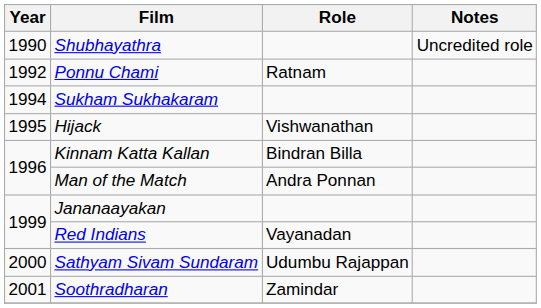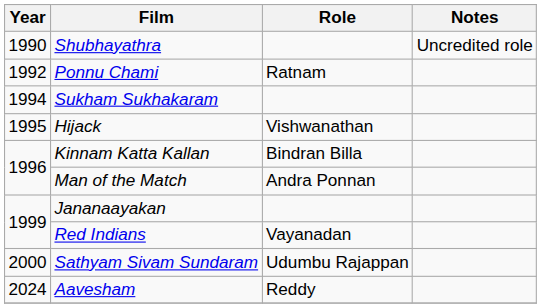- row: (111, 289)
+ row: (95, 289)
